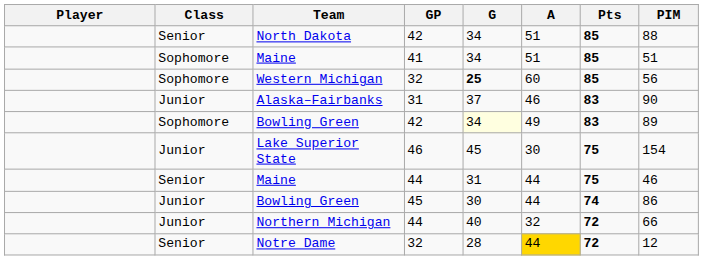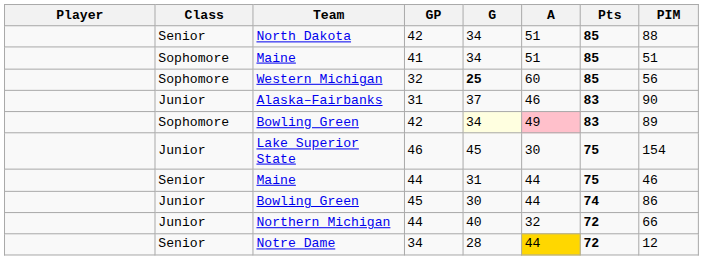(533, 122) no background -> (533, 122) pink background
(415, 244) 32 -> (415, 244) 34
